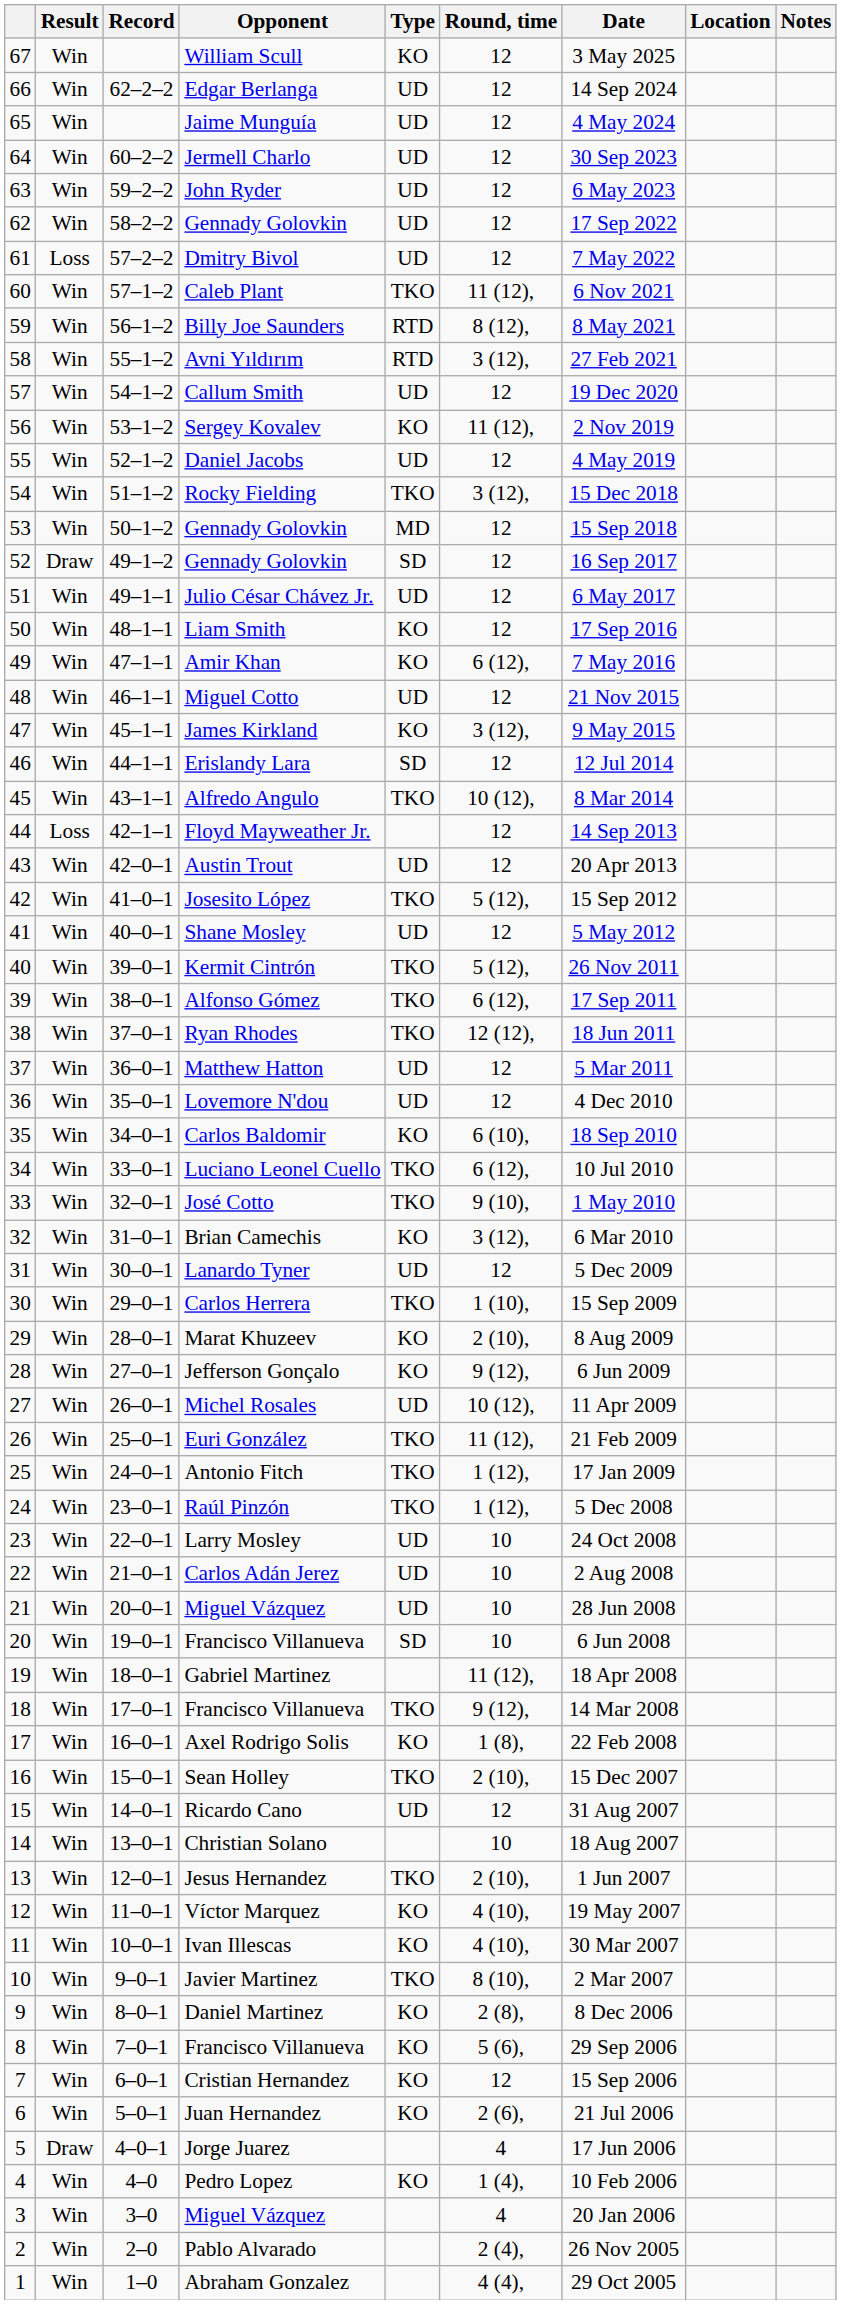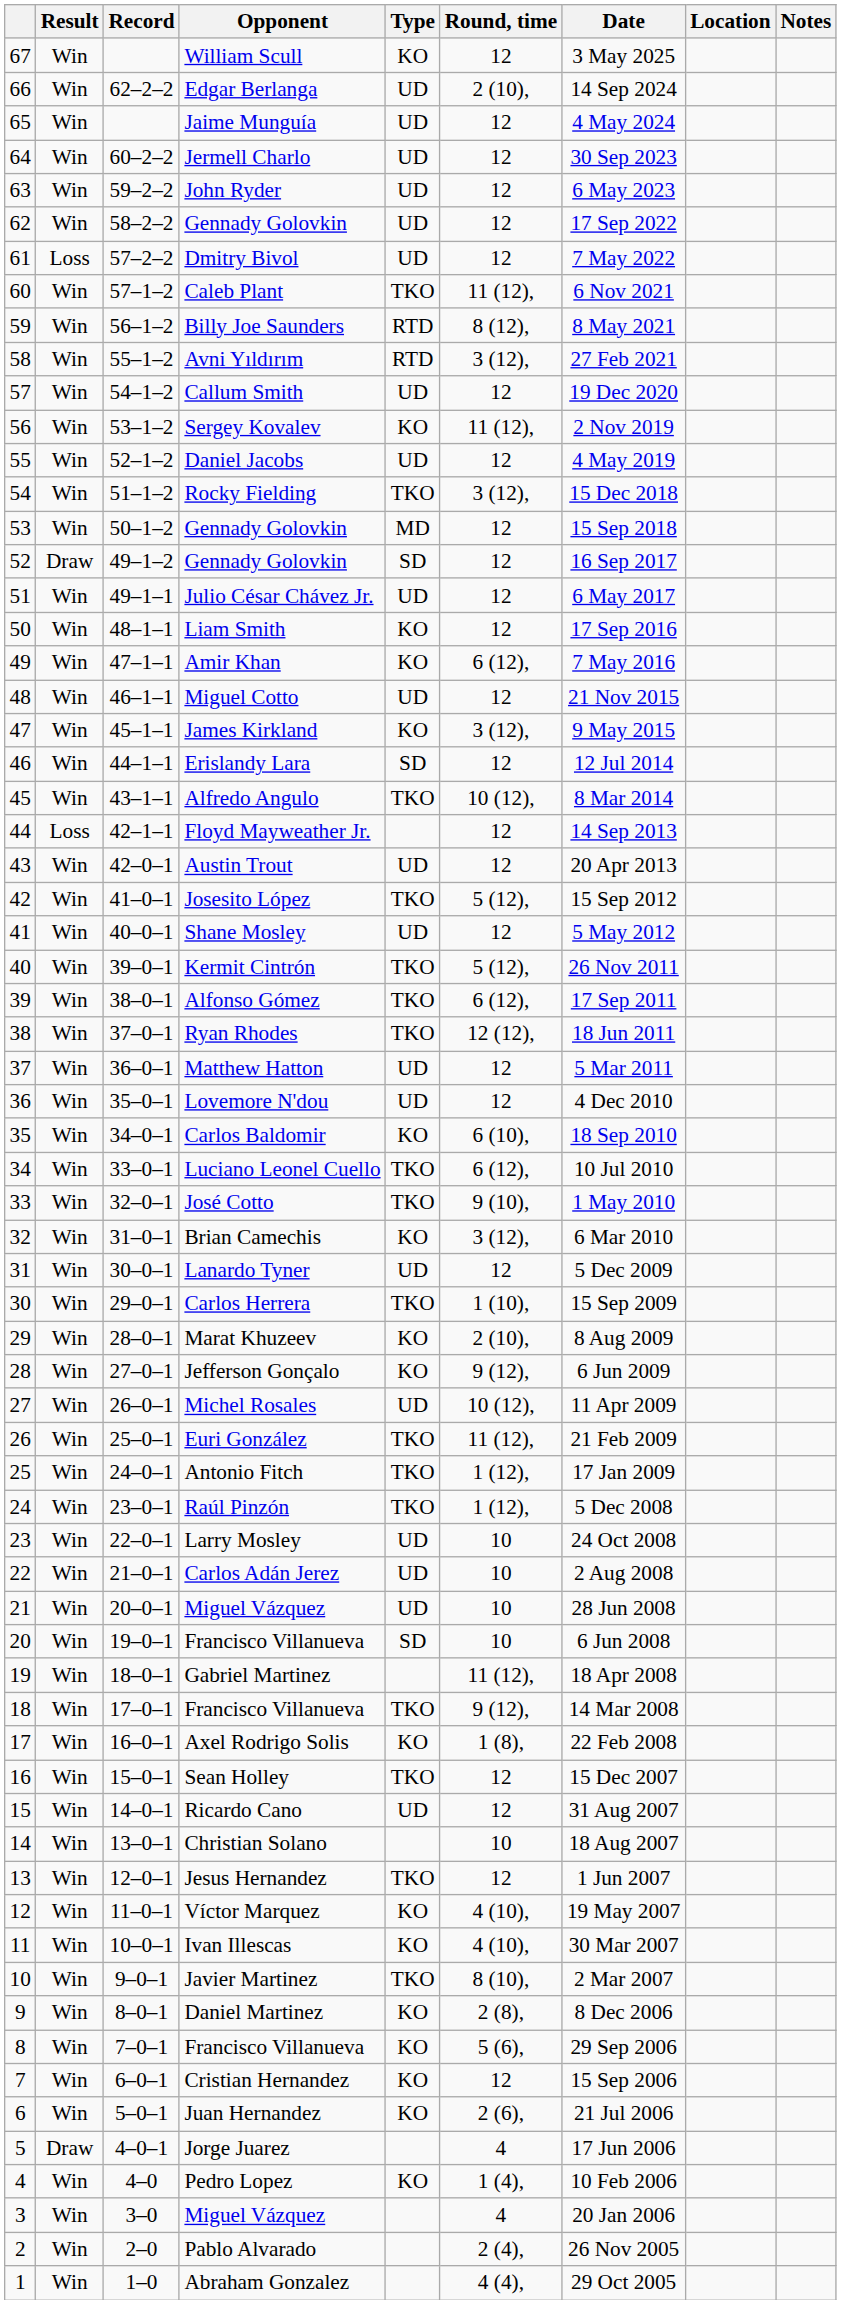(501, 88) 12 -> (501, 88) 2 (10),
(501, 1776) 2 (10), -> (501, 1776) 12
(501, 1877) 2 (10), -> (501, 1877) 12
